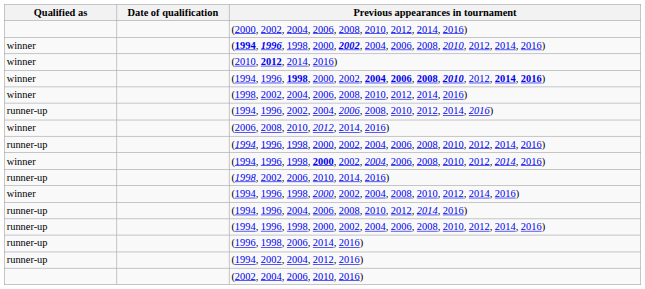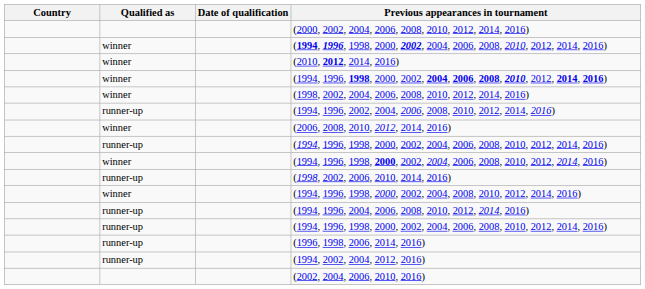+ column: (52, 12)
